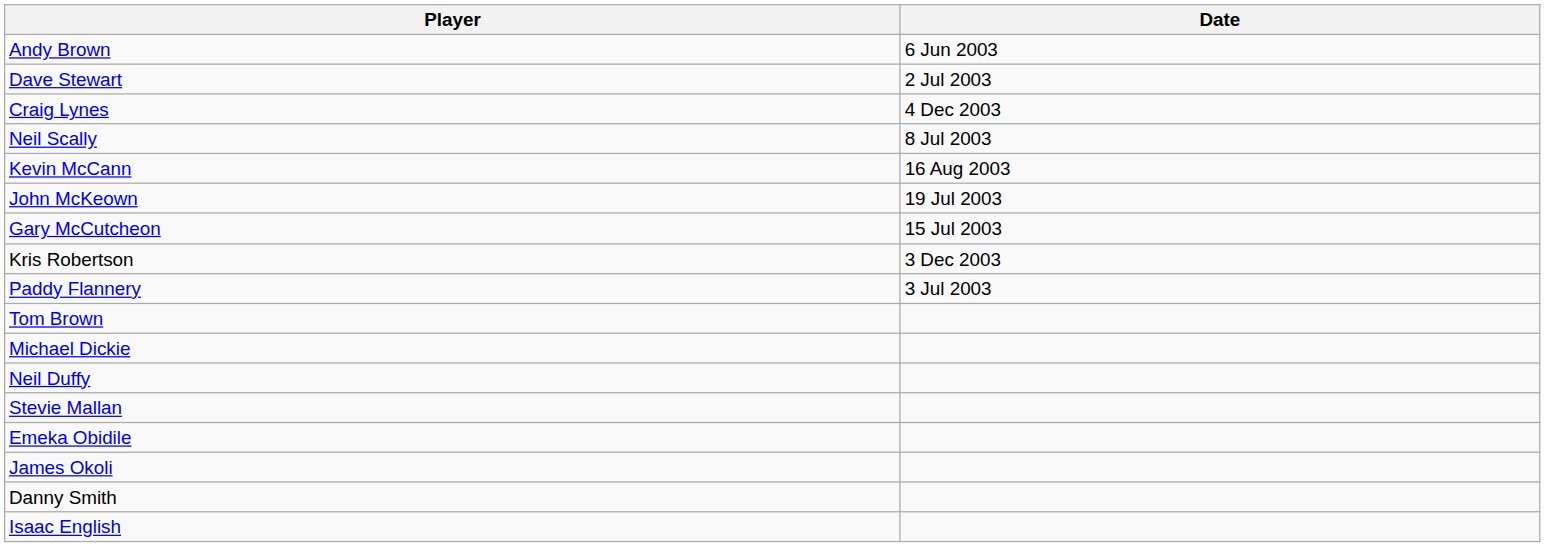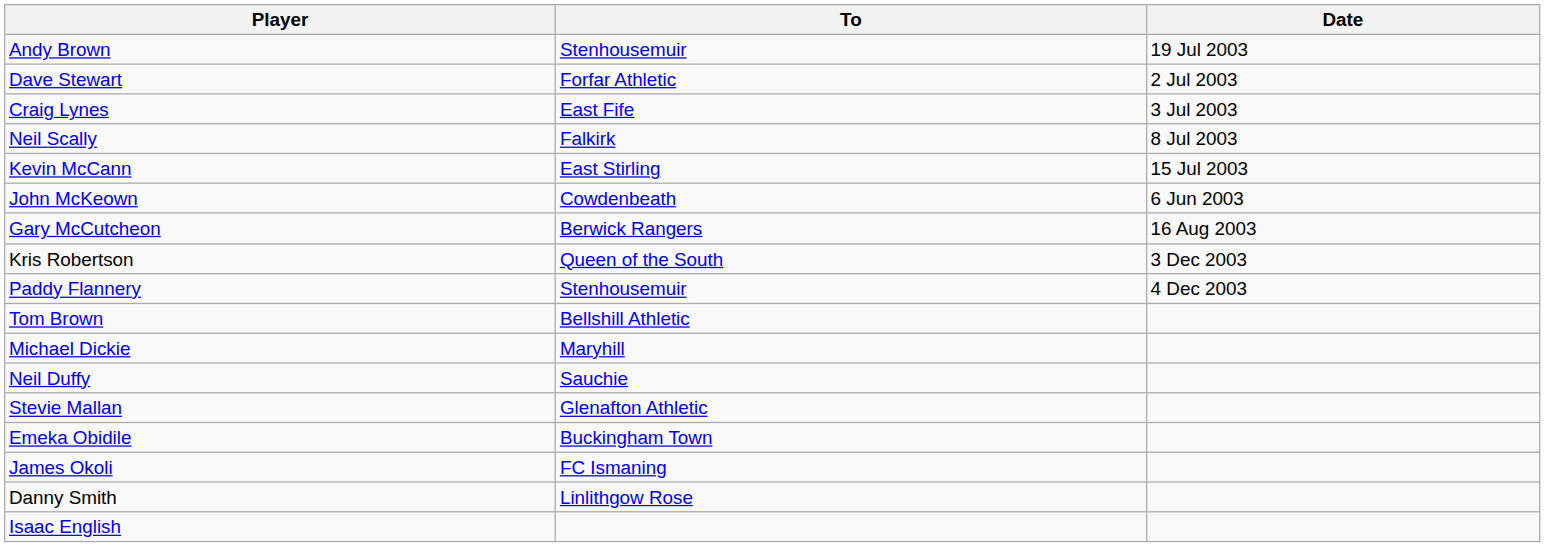+ column: (851, 20)
(951, 50) 6 Jun 2003 -> (1199, 50) 19 Jul 2003
(953, 109) 4 Dec 2003 -> (1194, 109) 3 Jul 2003
(958, 169) 16 Aug 2003 -> (1199, 169) 15 Jul 2003
(953, 199) 19 Jul 2003 -> (1197, 199) 6 Jun 2003
(953, 229) 15 Jul 2003 -> (1204, 229) 16 Aug 2003
(948, 288) 3 Jul 2003 -> (1199, 288) 4 Dec 2003
